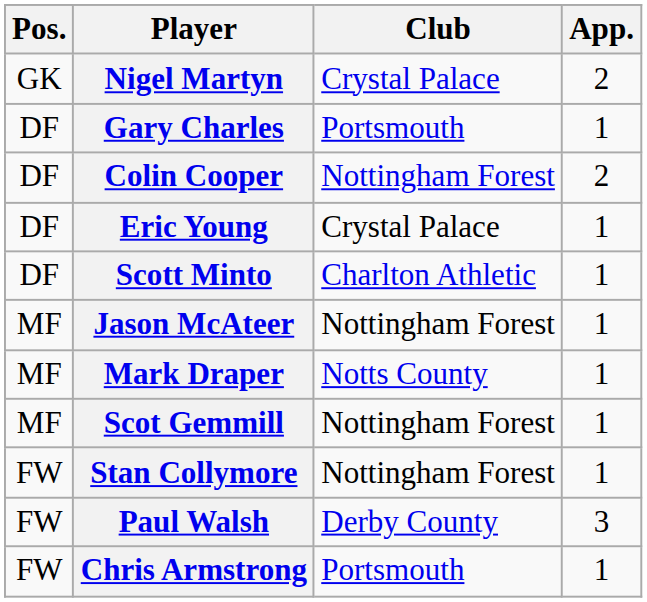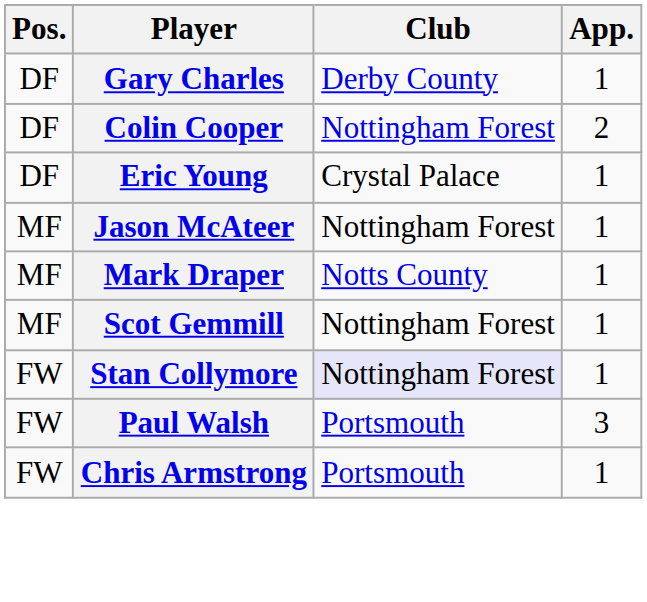- row: (194, 78)
(393, 127) Portsmouth -> (410, 78) Derby County
- row: (194, 275)
(438, 472) no background -> (438, 373) lavender background
(410, 521) Derby County -> (393, 422) Portsmouth
